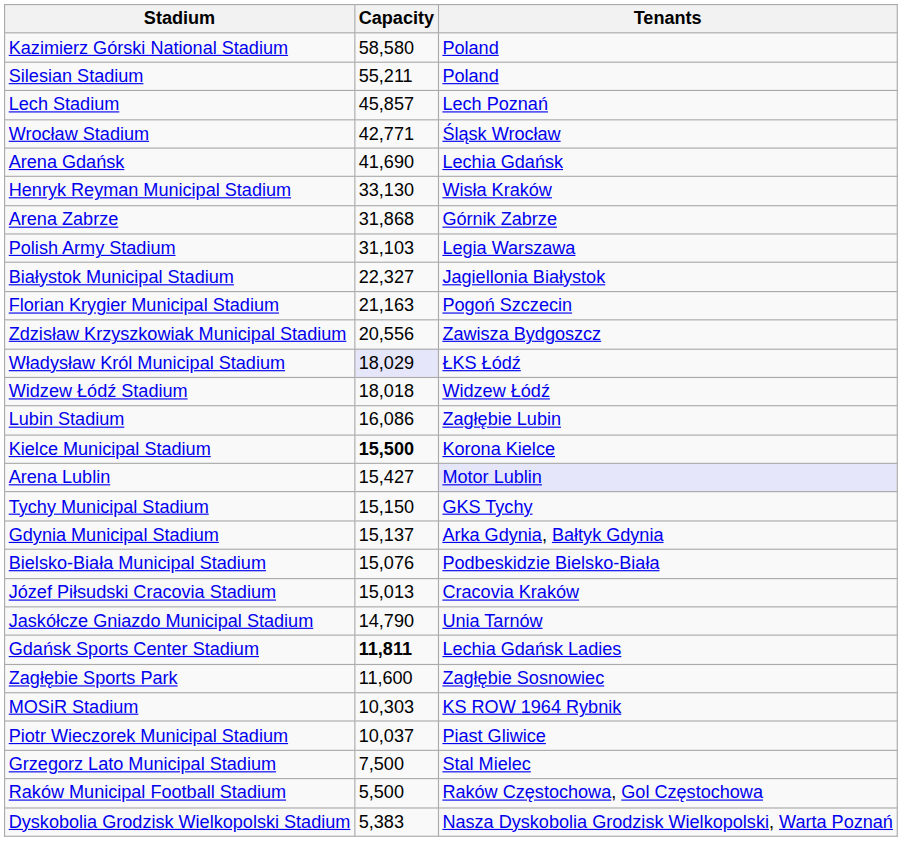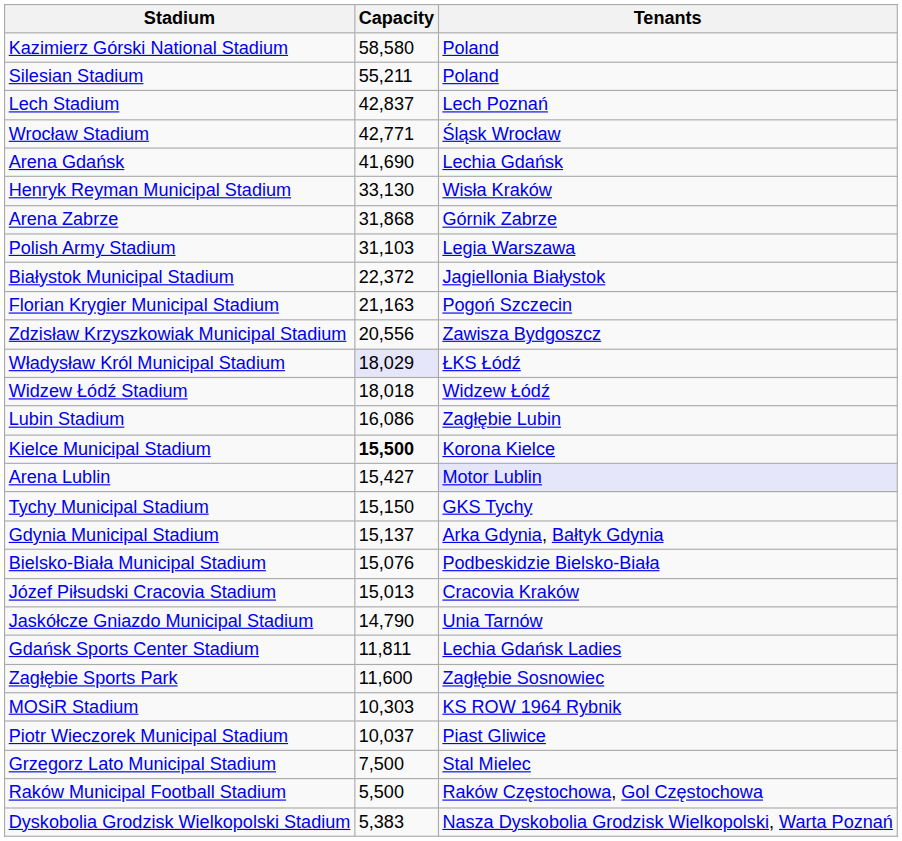(386, 104) 45,857 -> (386, 104) 42,837
(386, 276) 22,327 -> (386, 276) 22,372
(385, 649) bold -> (385, 649) normal
